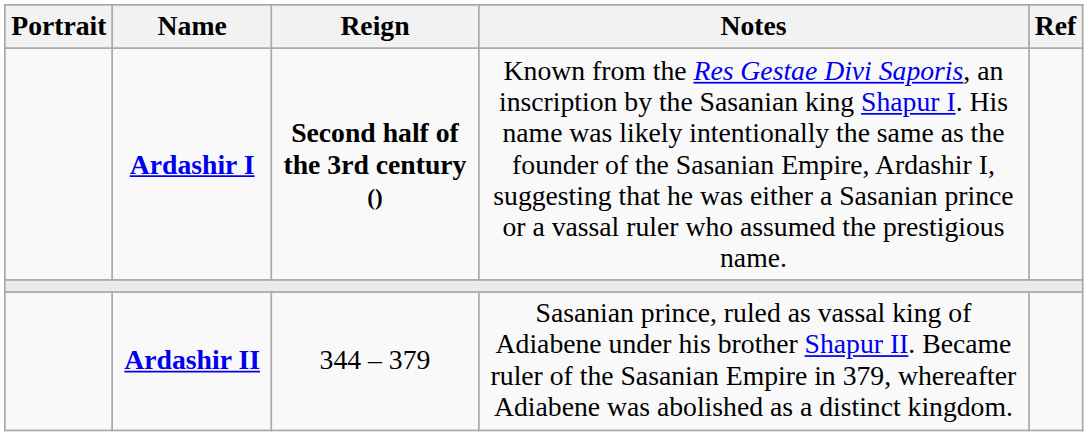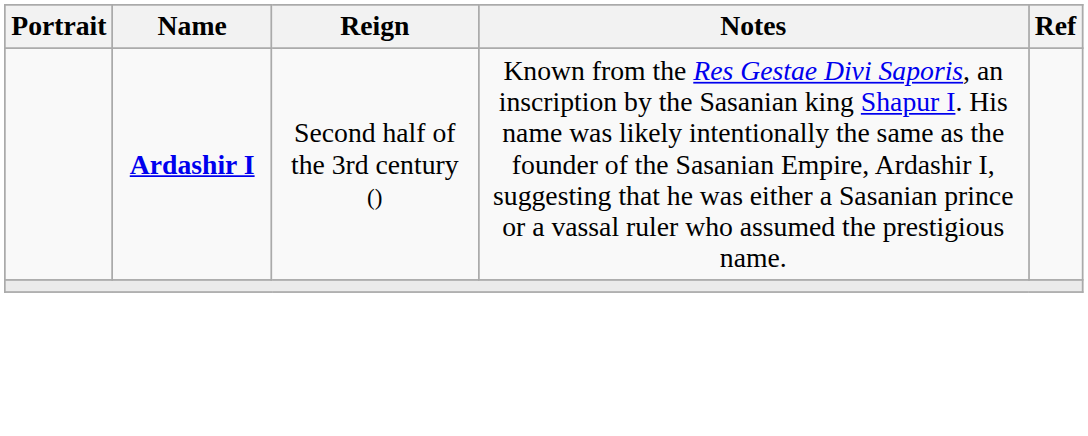(375, 163) bold -> (375, 163) normal
- row: (192, 360)
